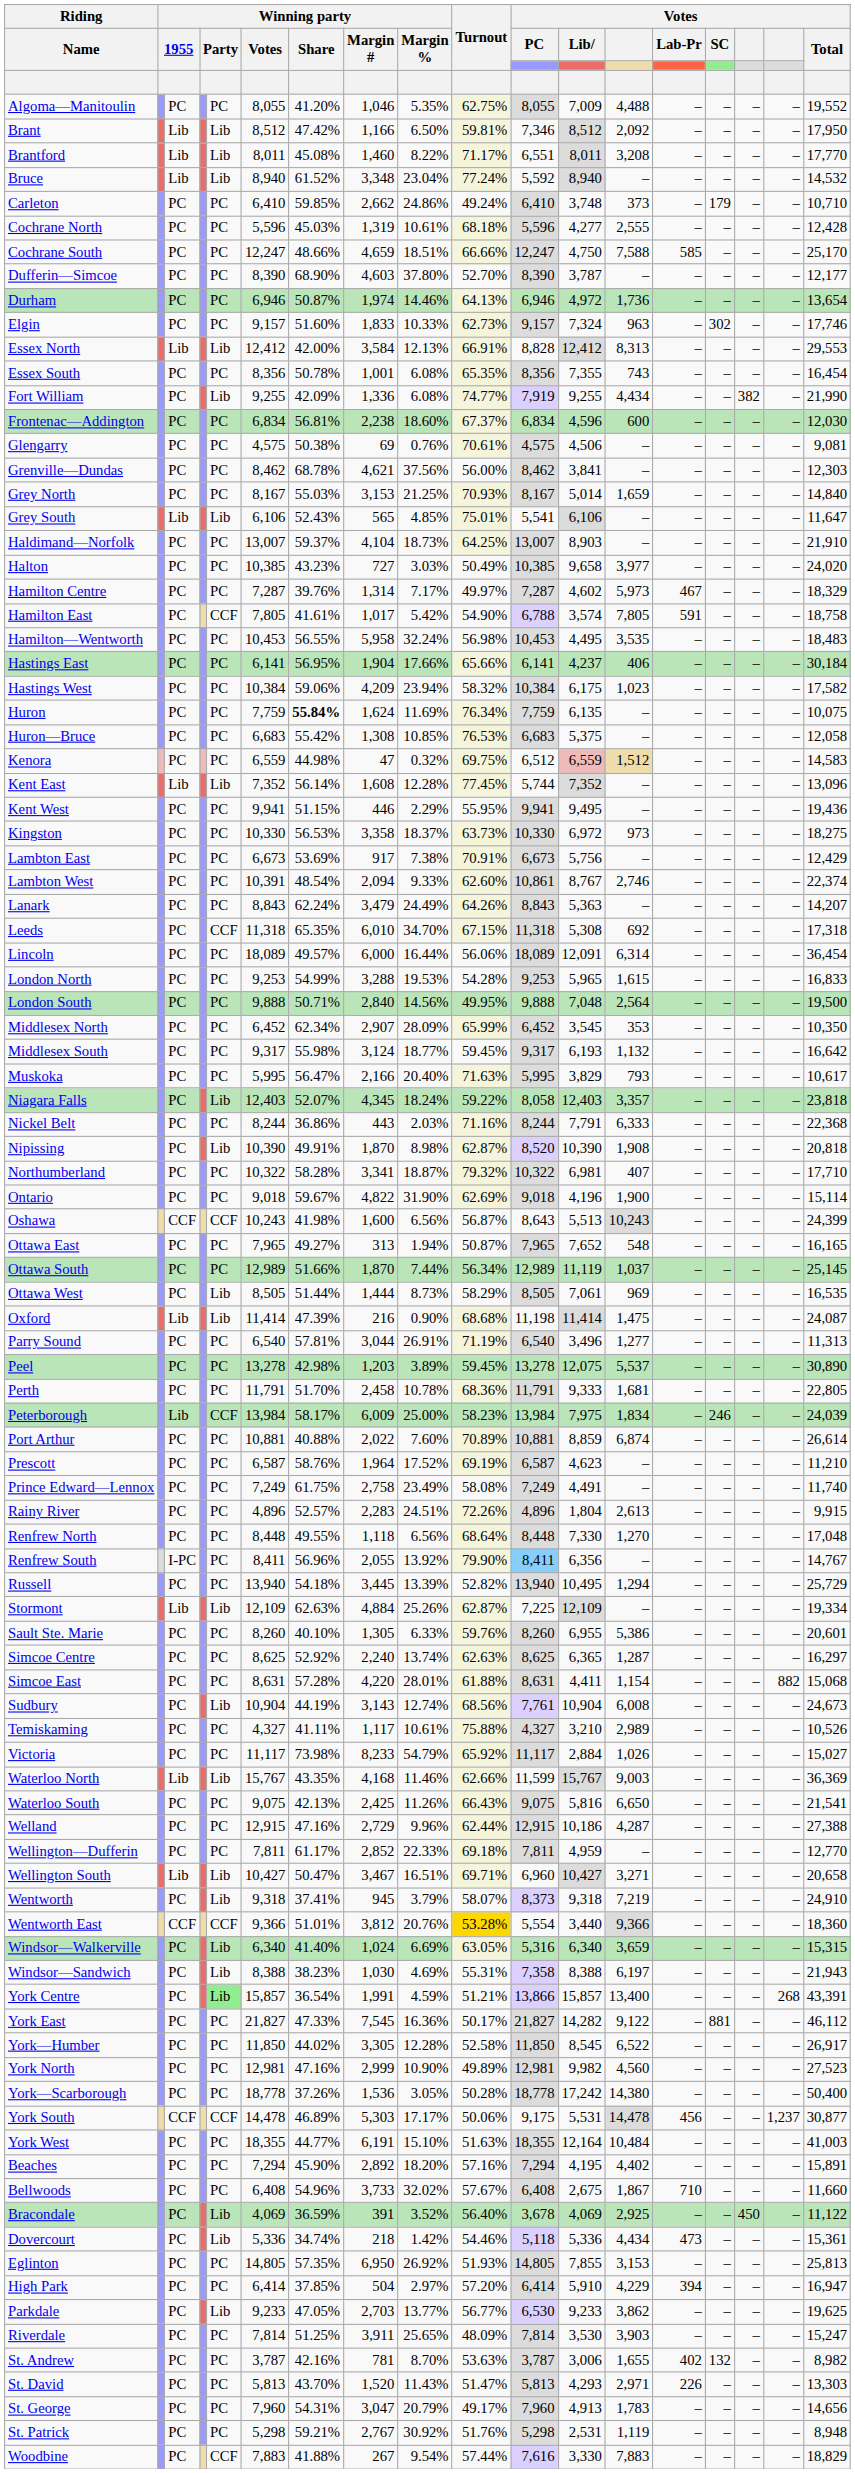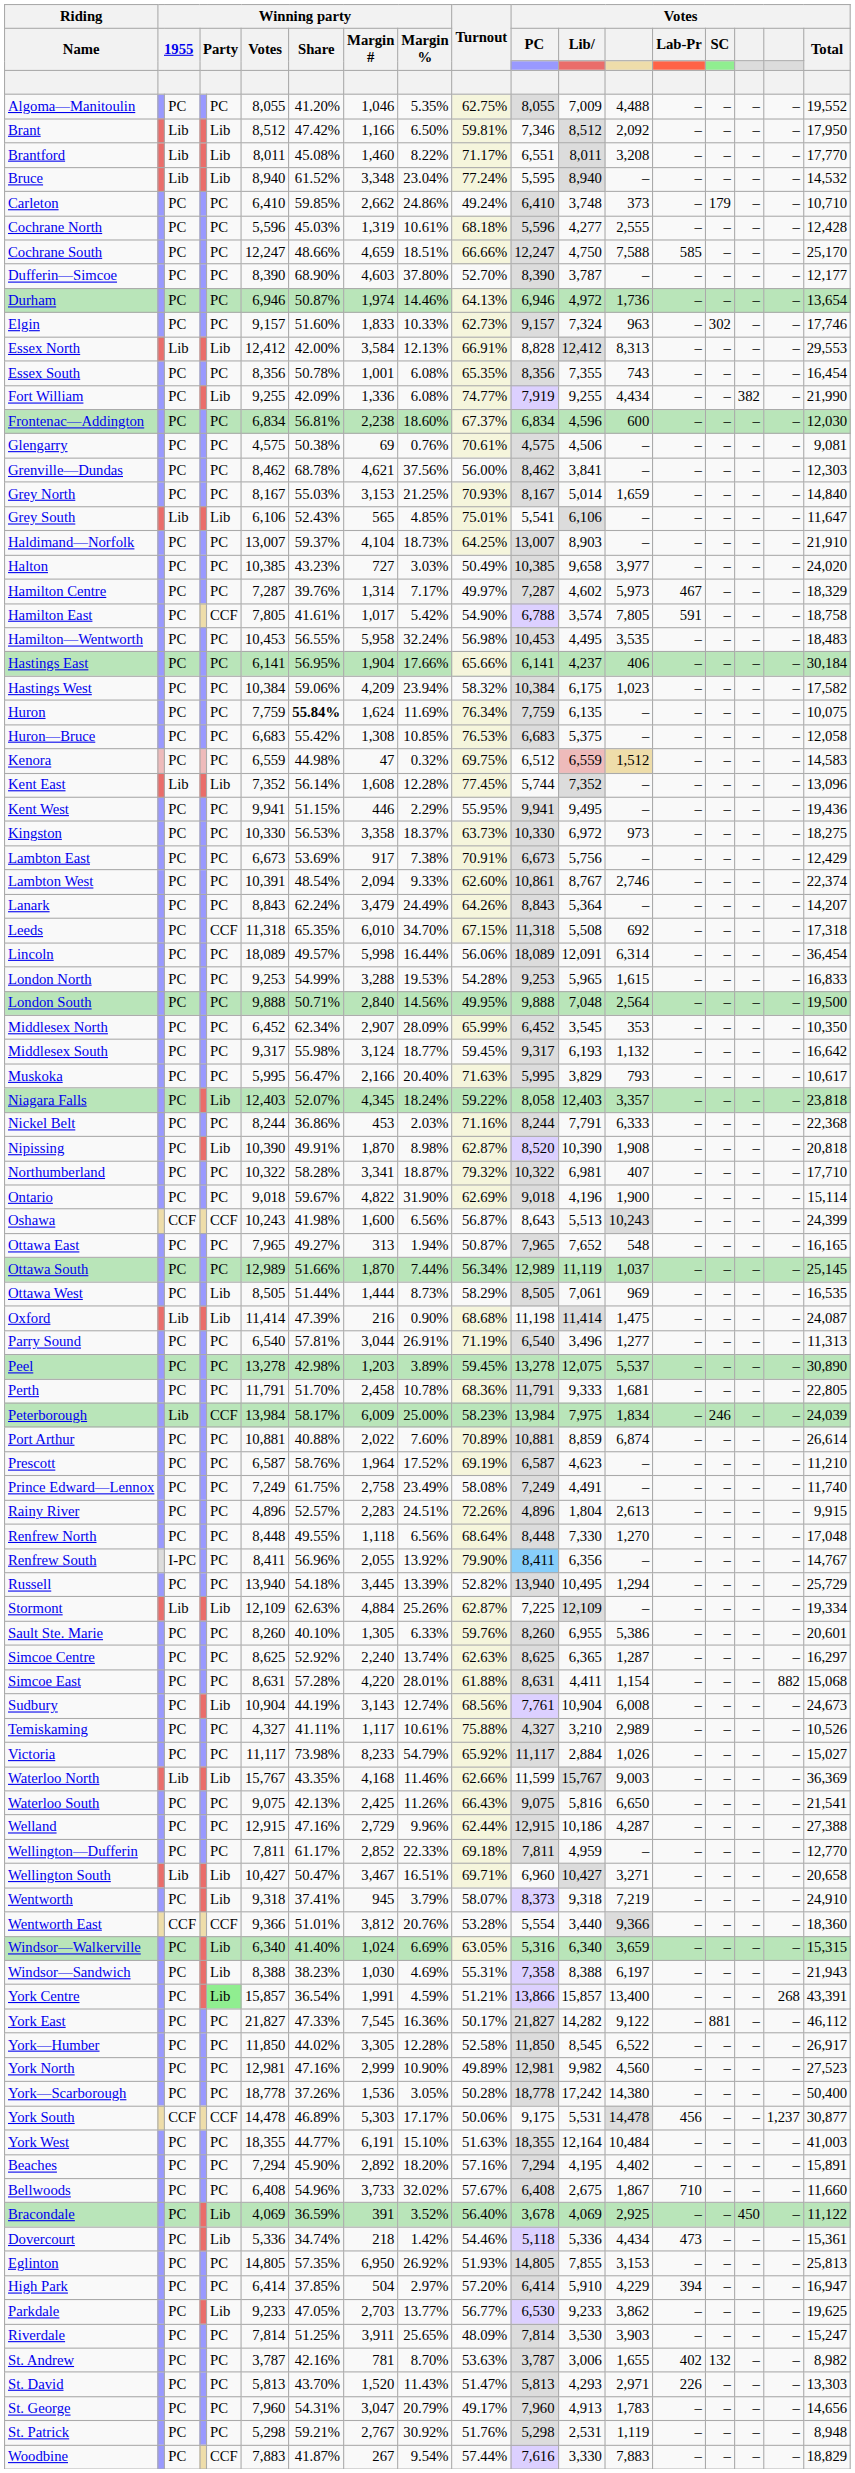(538, 178) 5,592 -> (538, 178) 5,595
(585, 905) 5,363 -> (585, 905) 5,364
(585, 930) 5,308 -> (585, 930) 5,508
(378, 954) 6,000 -> (378, 954) 5,998
(383, 1123) 443 -> (383, 1123) 453
(485, 1923) gold background -> (485, 1923) no background
(317, 2456) 41.88% -> (317, 2456) 41.87%
